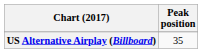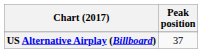(178, 40) 35 -> (178, 40) 37
